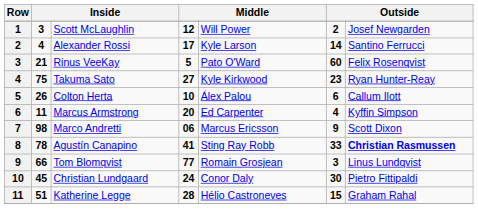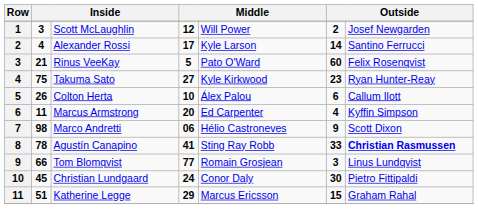(240, 129) Marcus Ericsson -> (244, 129) Hélio Castroneves
(189, 196) 28 -> (189, 196) 29
(244, 196) Hélio Castroneves -> (240, 196) Marcus Ericsson
